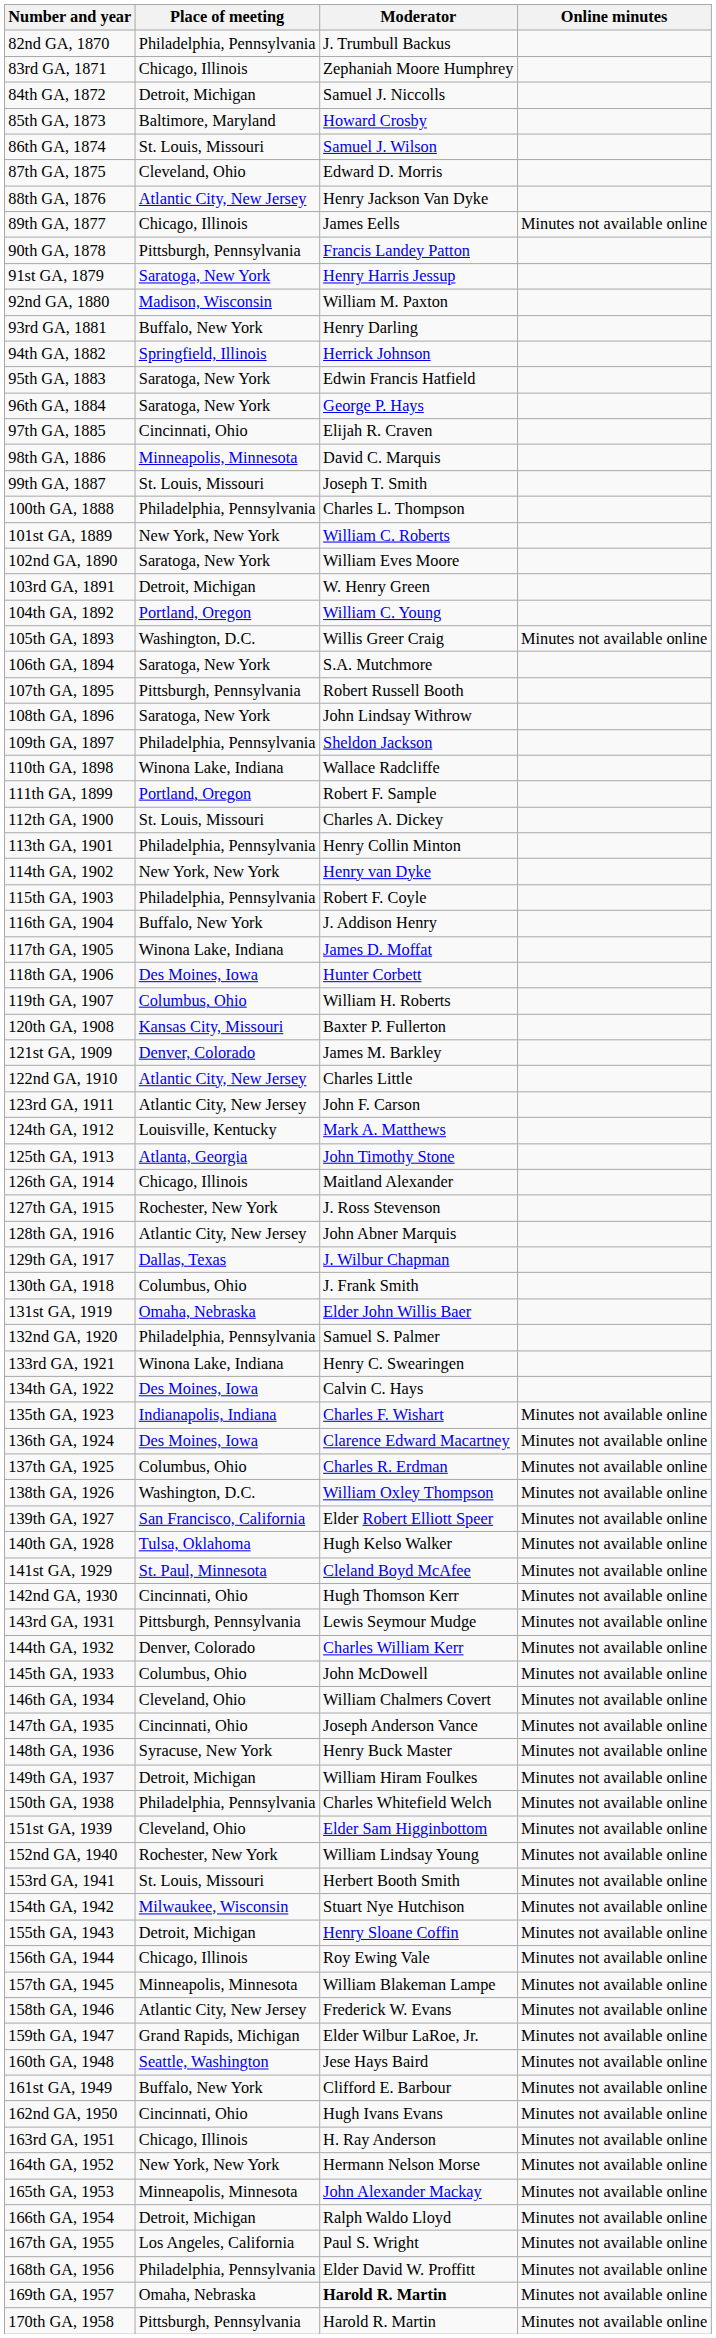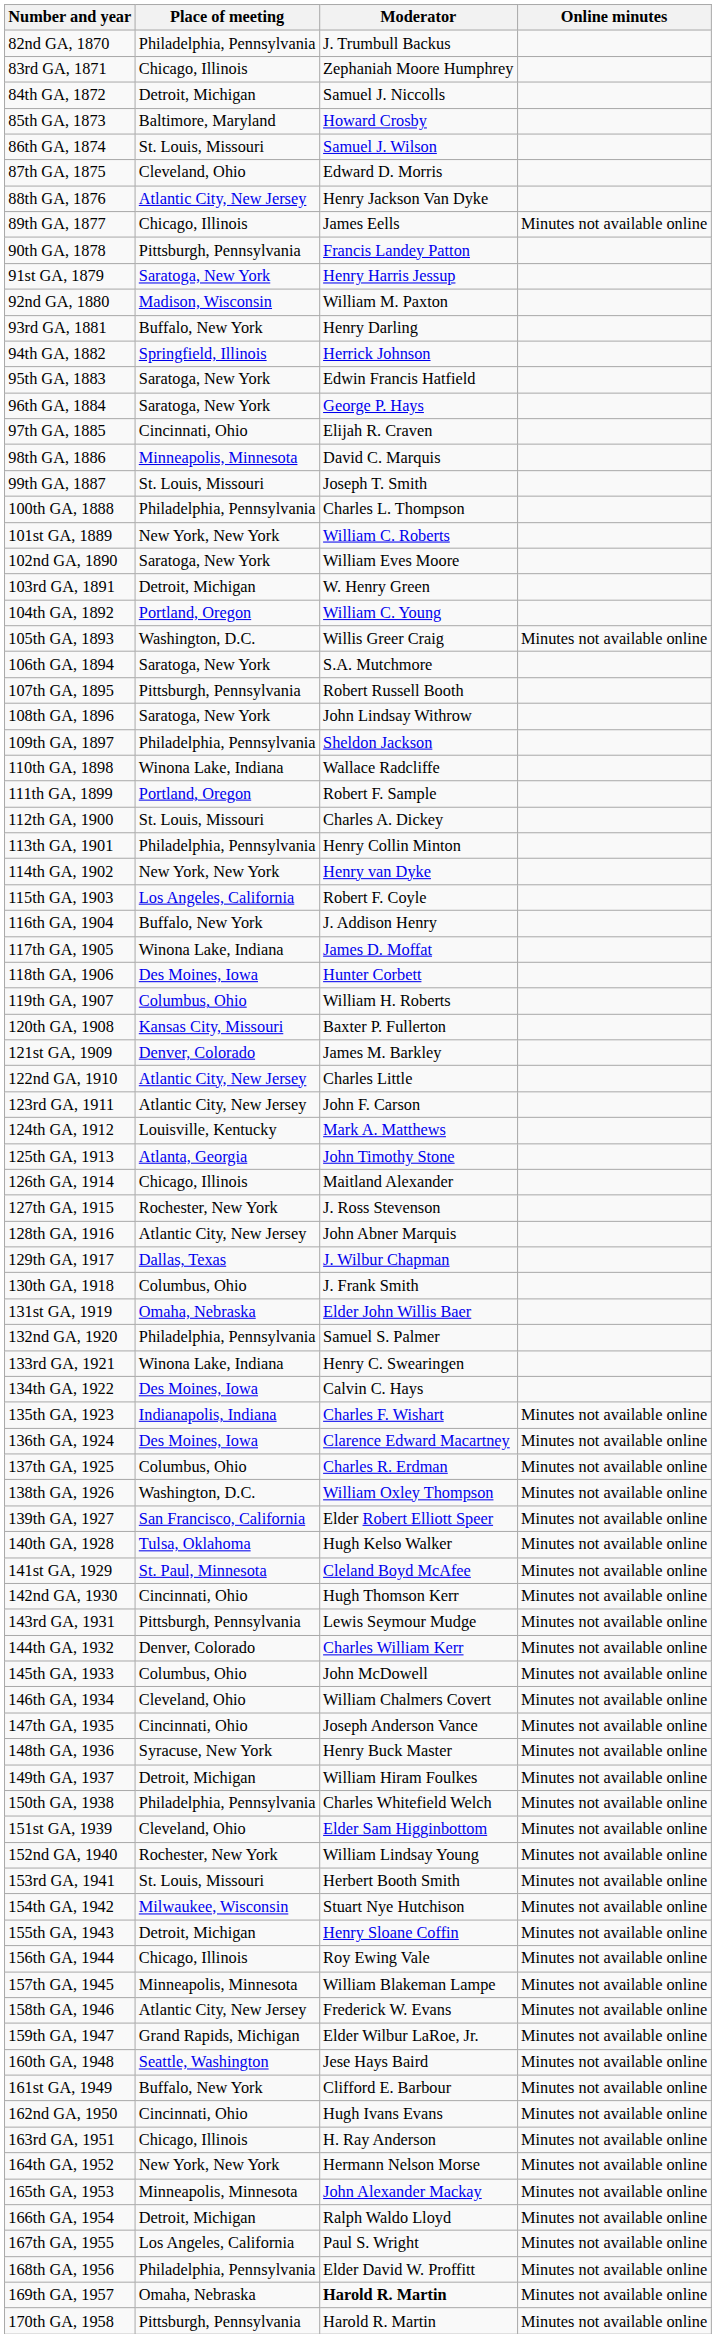(227, 897) Philadelphia, Pennsylvania -> (217, 897) Los Angeles, California
